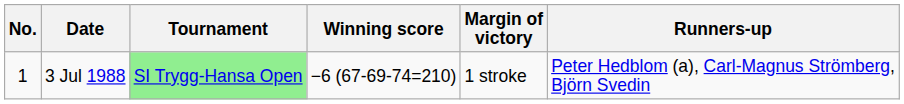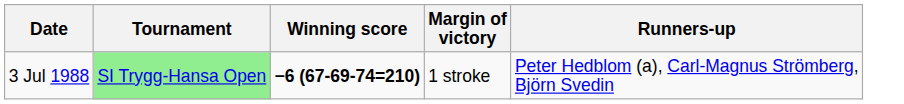- column: (23, 28)
(384, 76) normal -> (347, 76) bold
